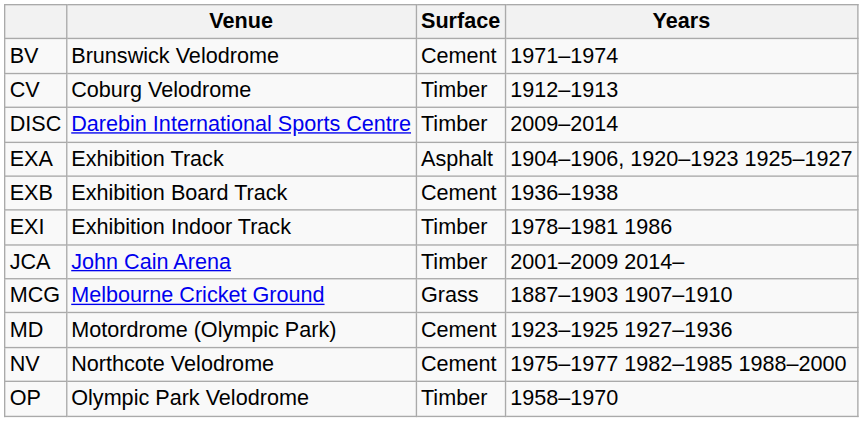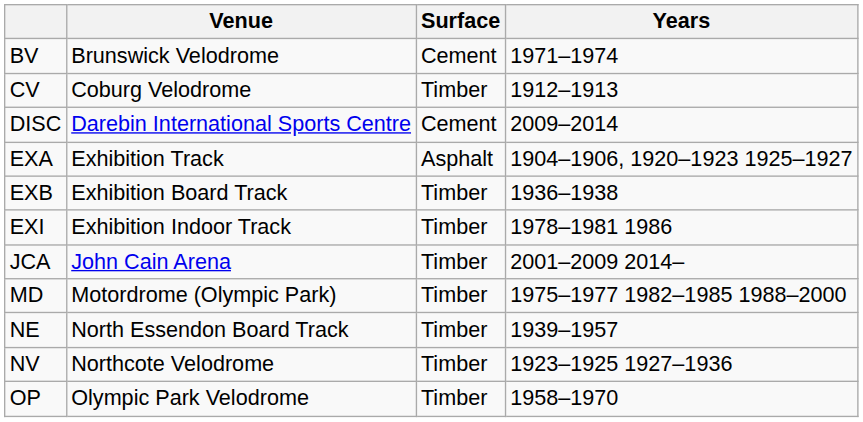(454, 124) Timber -> (459, 124) Cement
(459, 192) Cement -> (454, 192) Timber
- row: (35, 295)
(459, 329) Cement -> (454, 295) Timber
(621, 329) 1923–1925 1927–1936 -> (678, 295) 1975–1977 1982–1985 1988–2000
+ row: (25, 329)
(459, 364) Cement -> (454, 364) Timber
(678, 364) 1975–1977 1982–1985 1988–2000 -> (621, 364) 1923–1925 1927–1936
